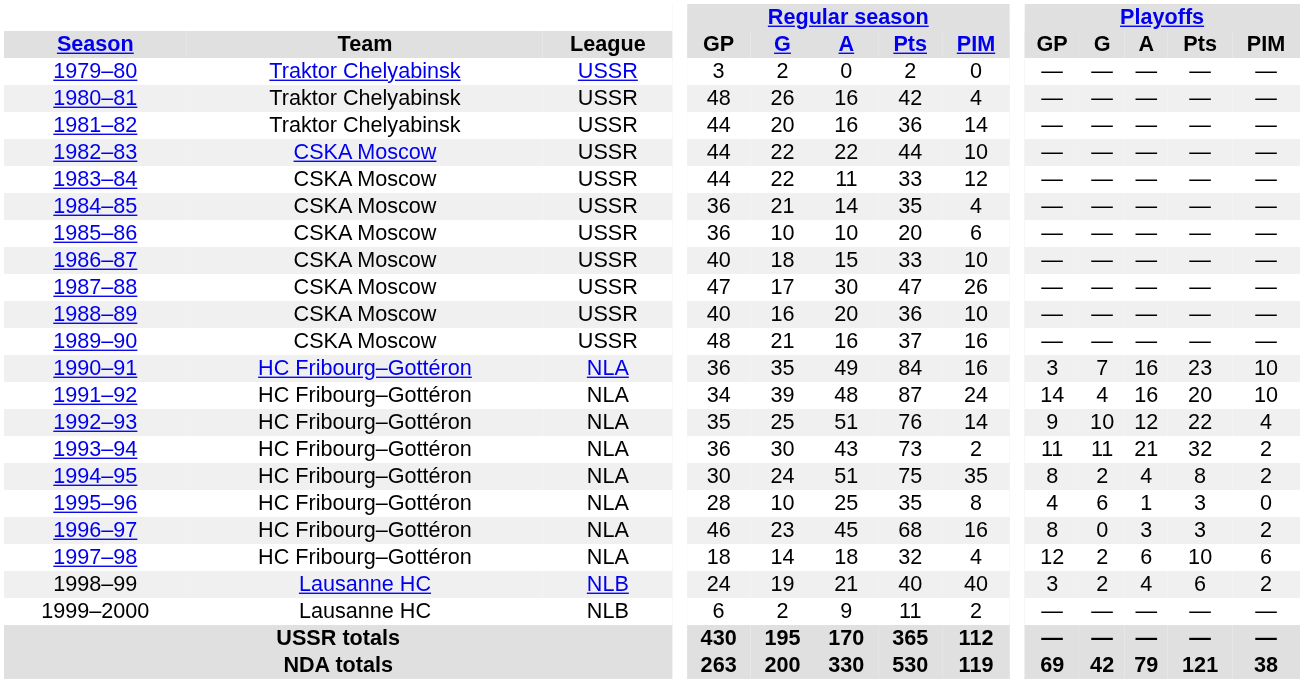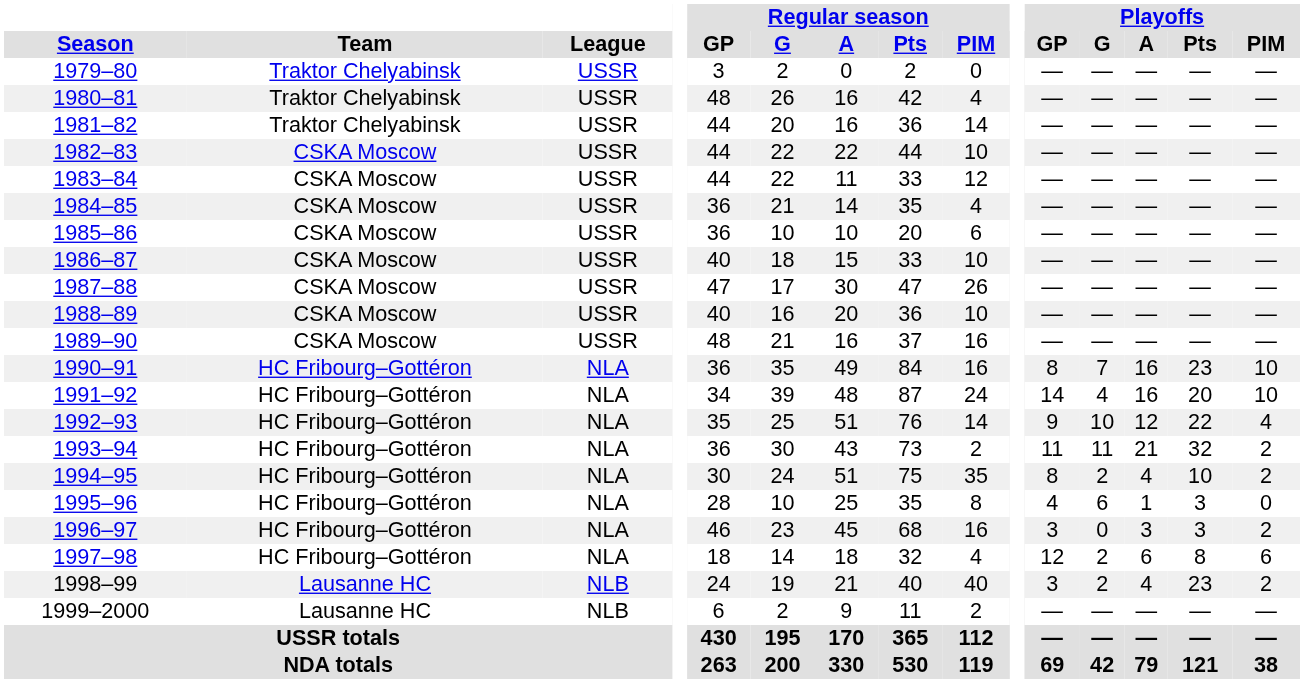(1052, 368) 3 -> (1052, 368) 8
(1200, 476) 8 -> (1200, 476) 10
(1052, 530) 8 -> (1052, 530) 3
(1200, 557) 10 -> (1200, 557) 8
(1200, 584) 6 -> (1200, 584) 23
